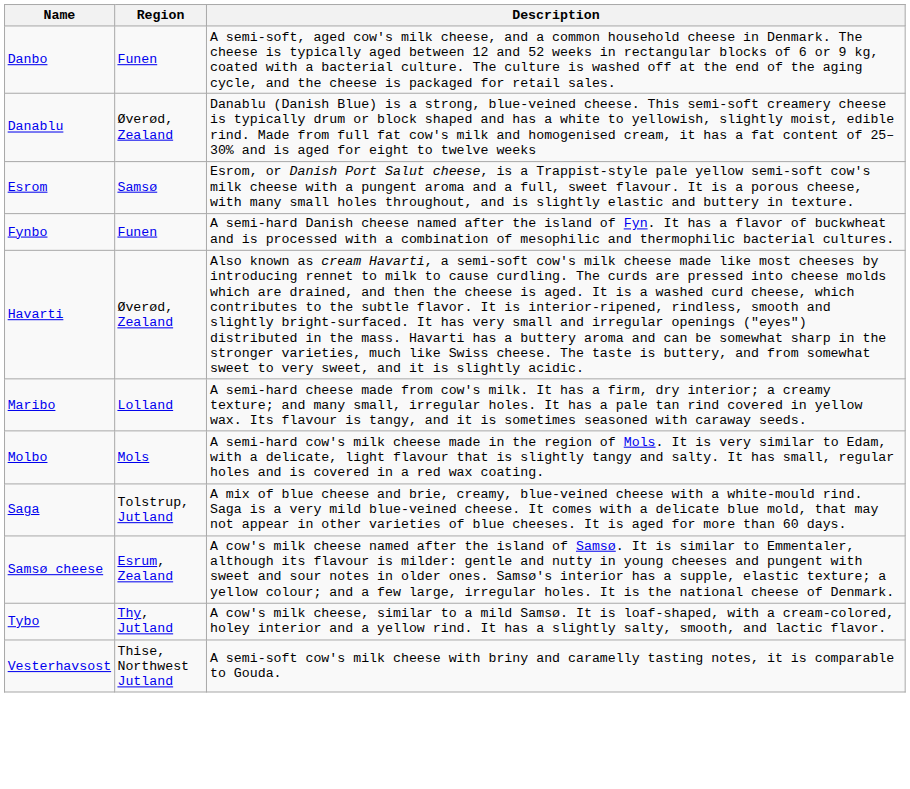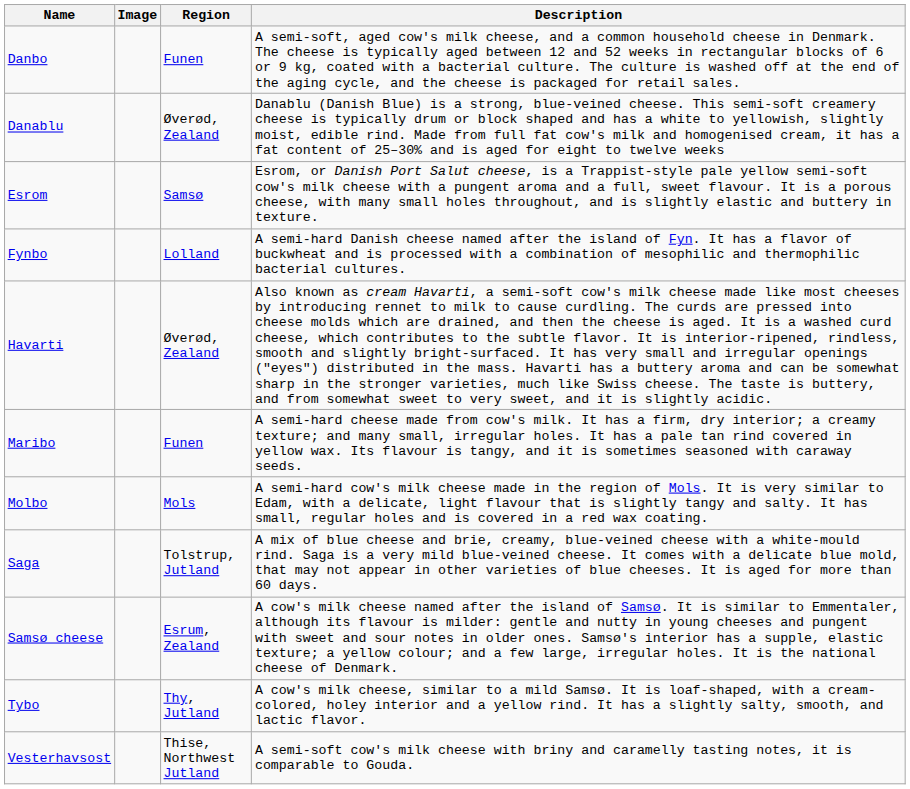+ column: (137, 15)
(137, 232) Funen -> (191, 255) Lolland
(145, 405) Lolland -> (183, 443) Funen
